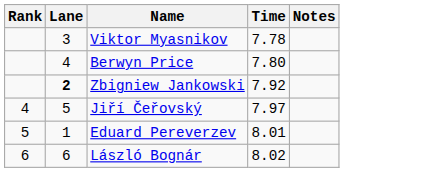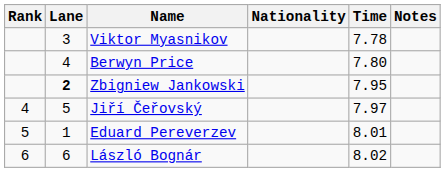+ column: (299, 16)
(269, 86) 7.92 -> (370, 86) 7.95
